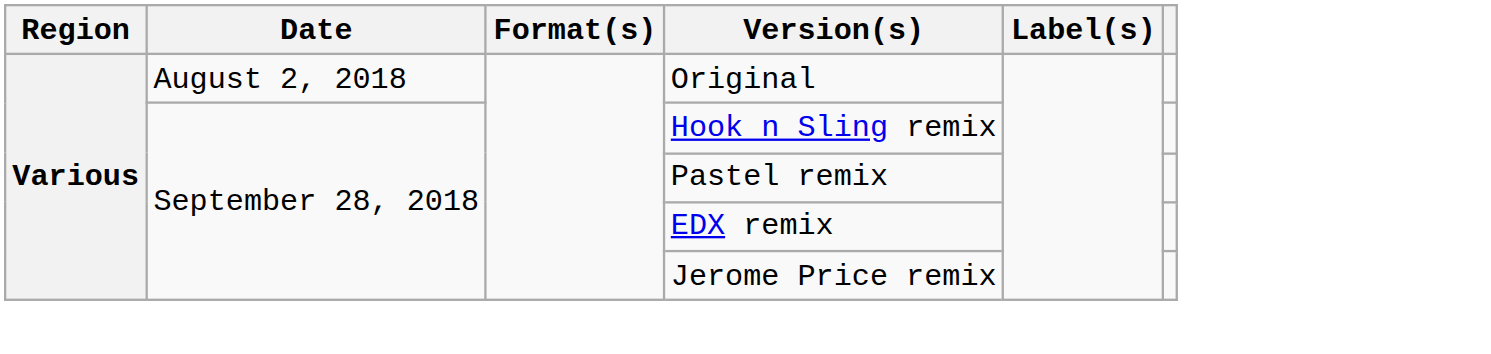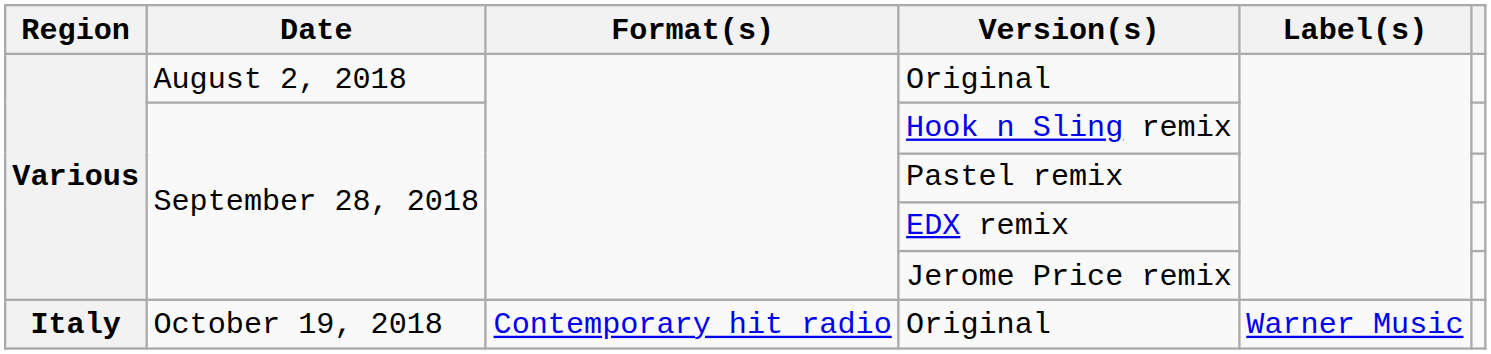+ row: (298, 325)
